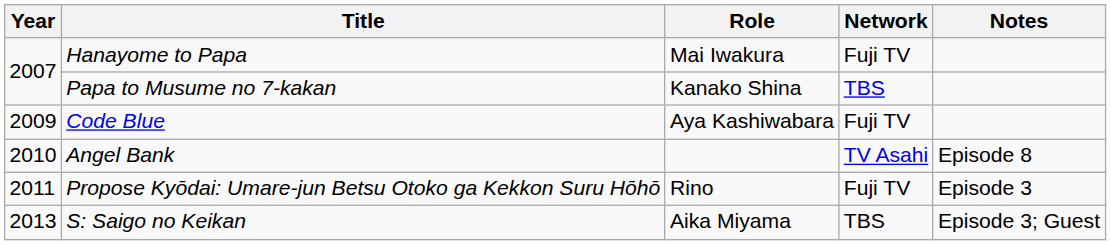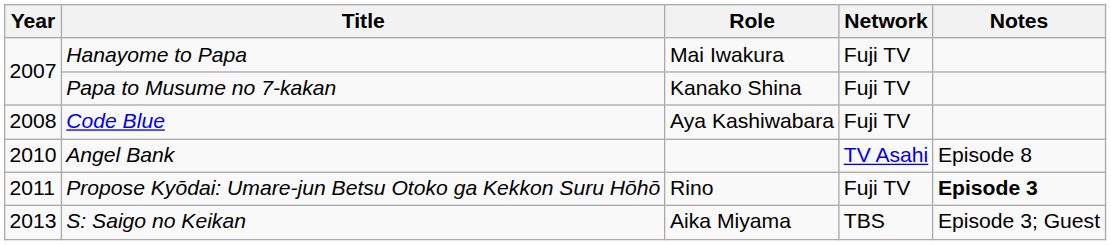(864, 88) TBS -> (877, 88) Fuji TV
(33, 121) 2009 -> (33, 121) 2008
(985, 188) normal -> (988, 188) bold
